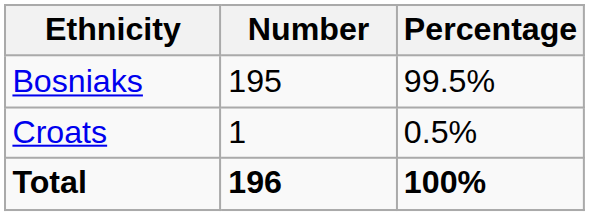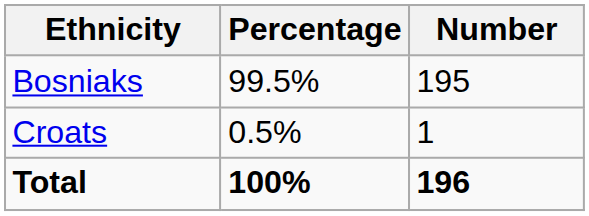columns swapped: (309, 30) <-> (491, 30)
